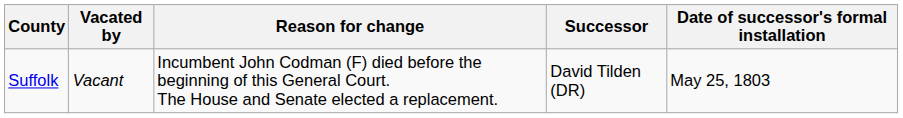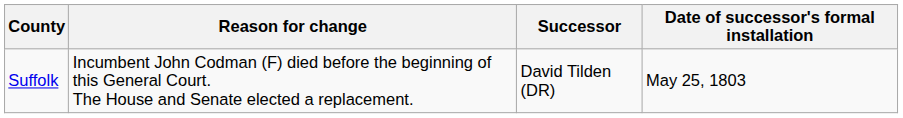- column: (111, 26)
